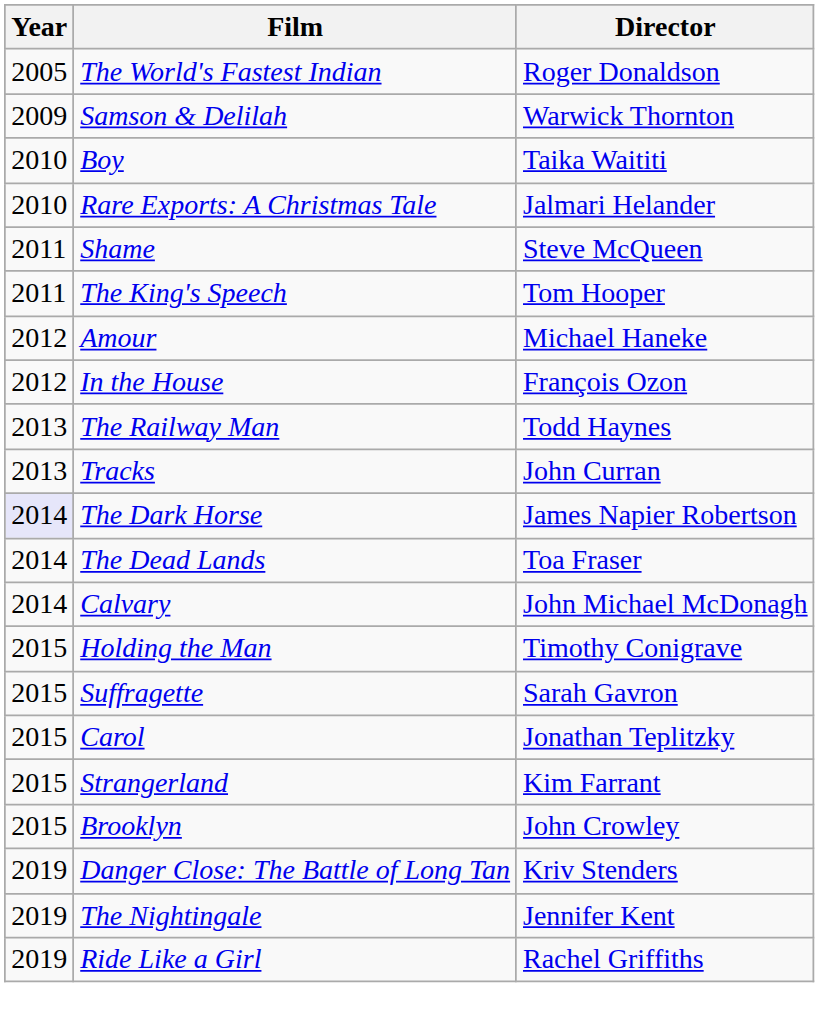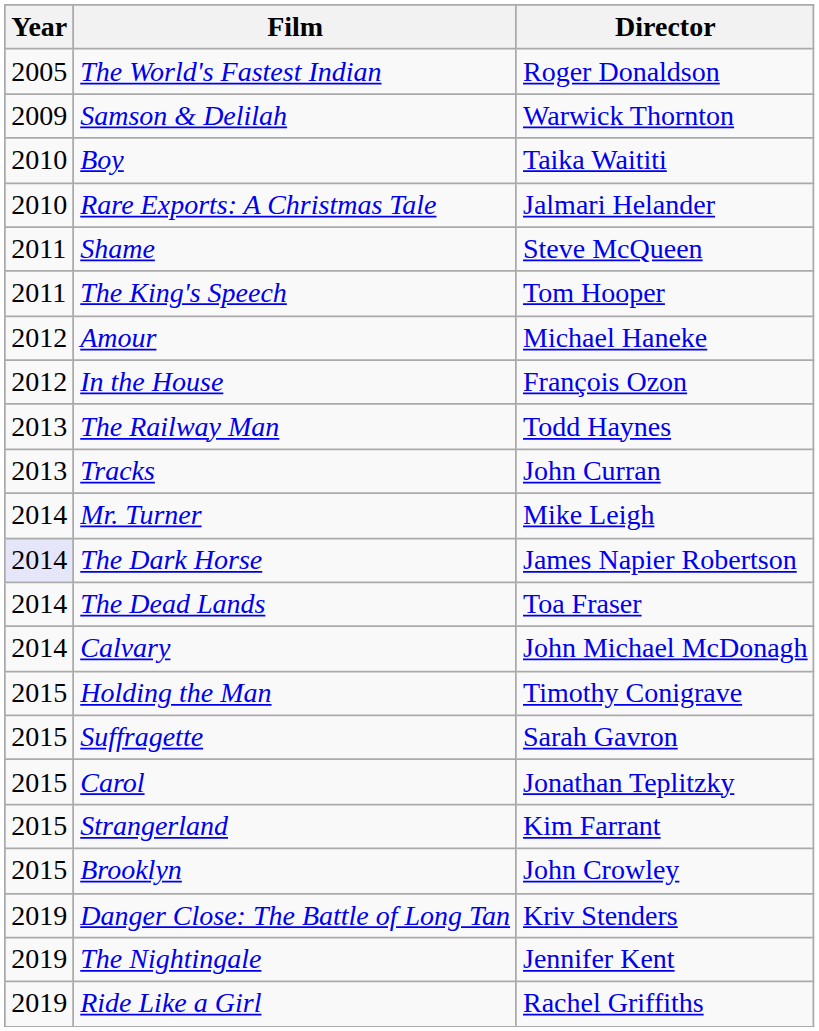+ row: (141, 515)
